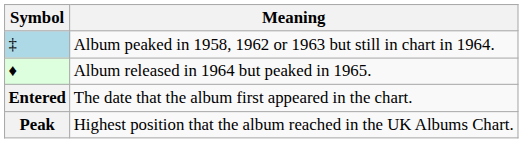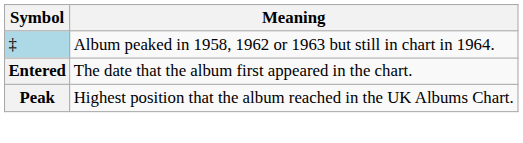- row: (13, 71)
